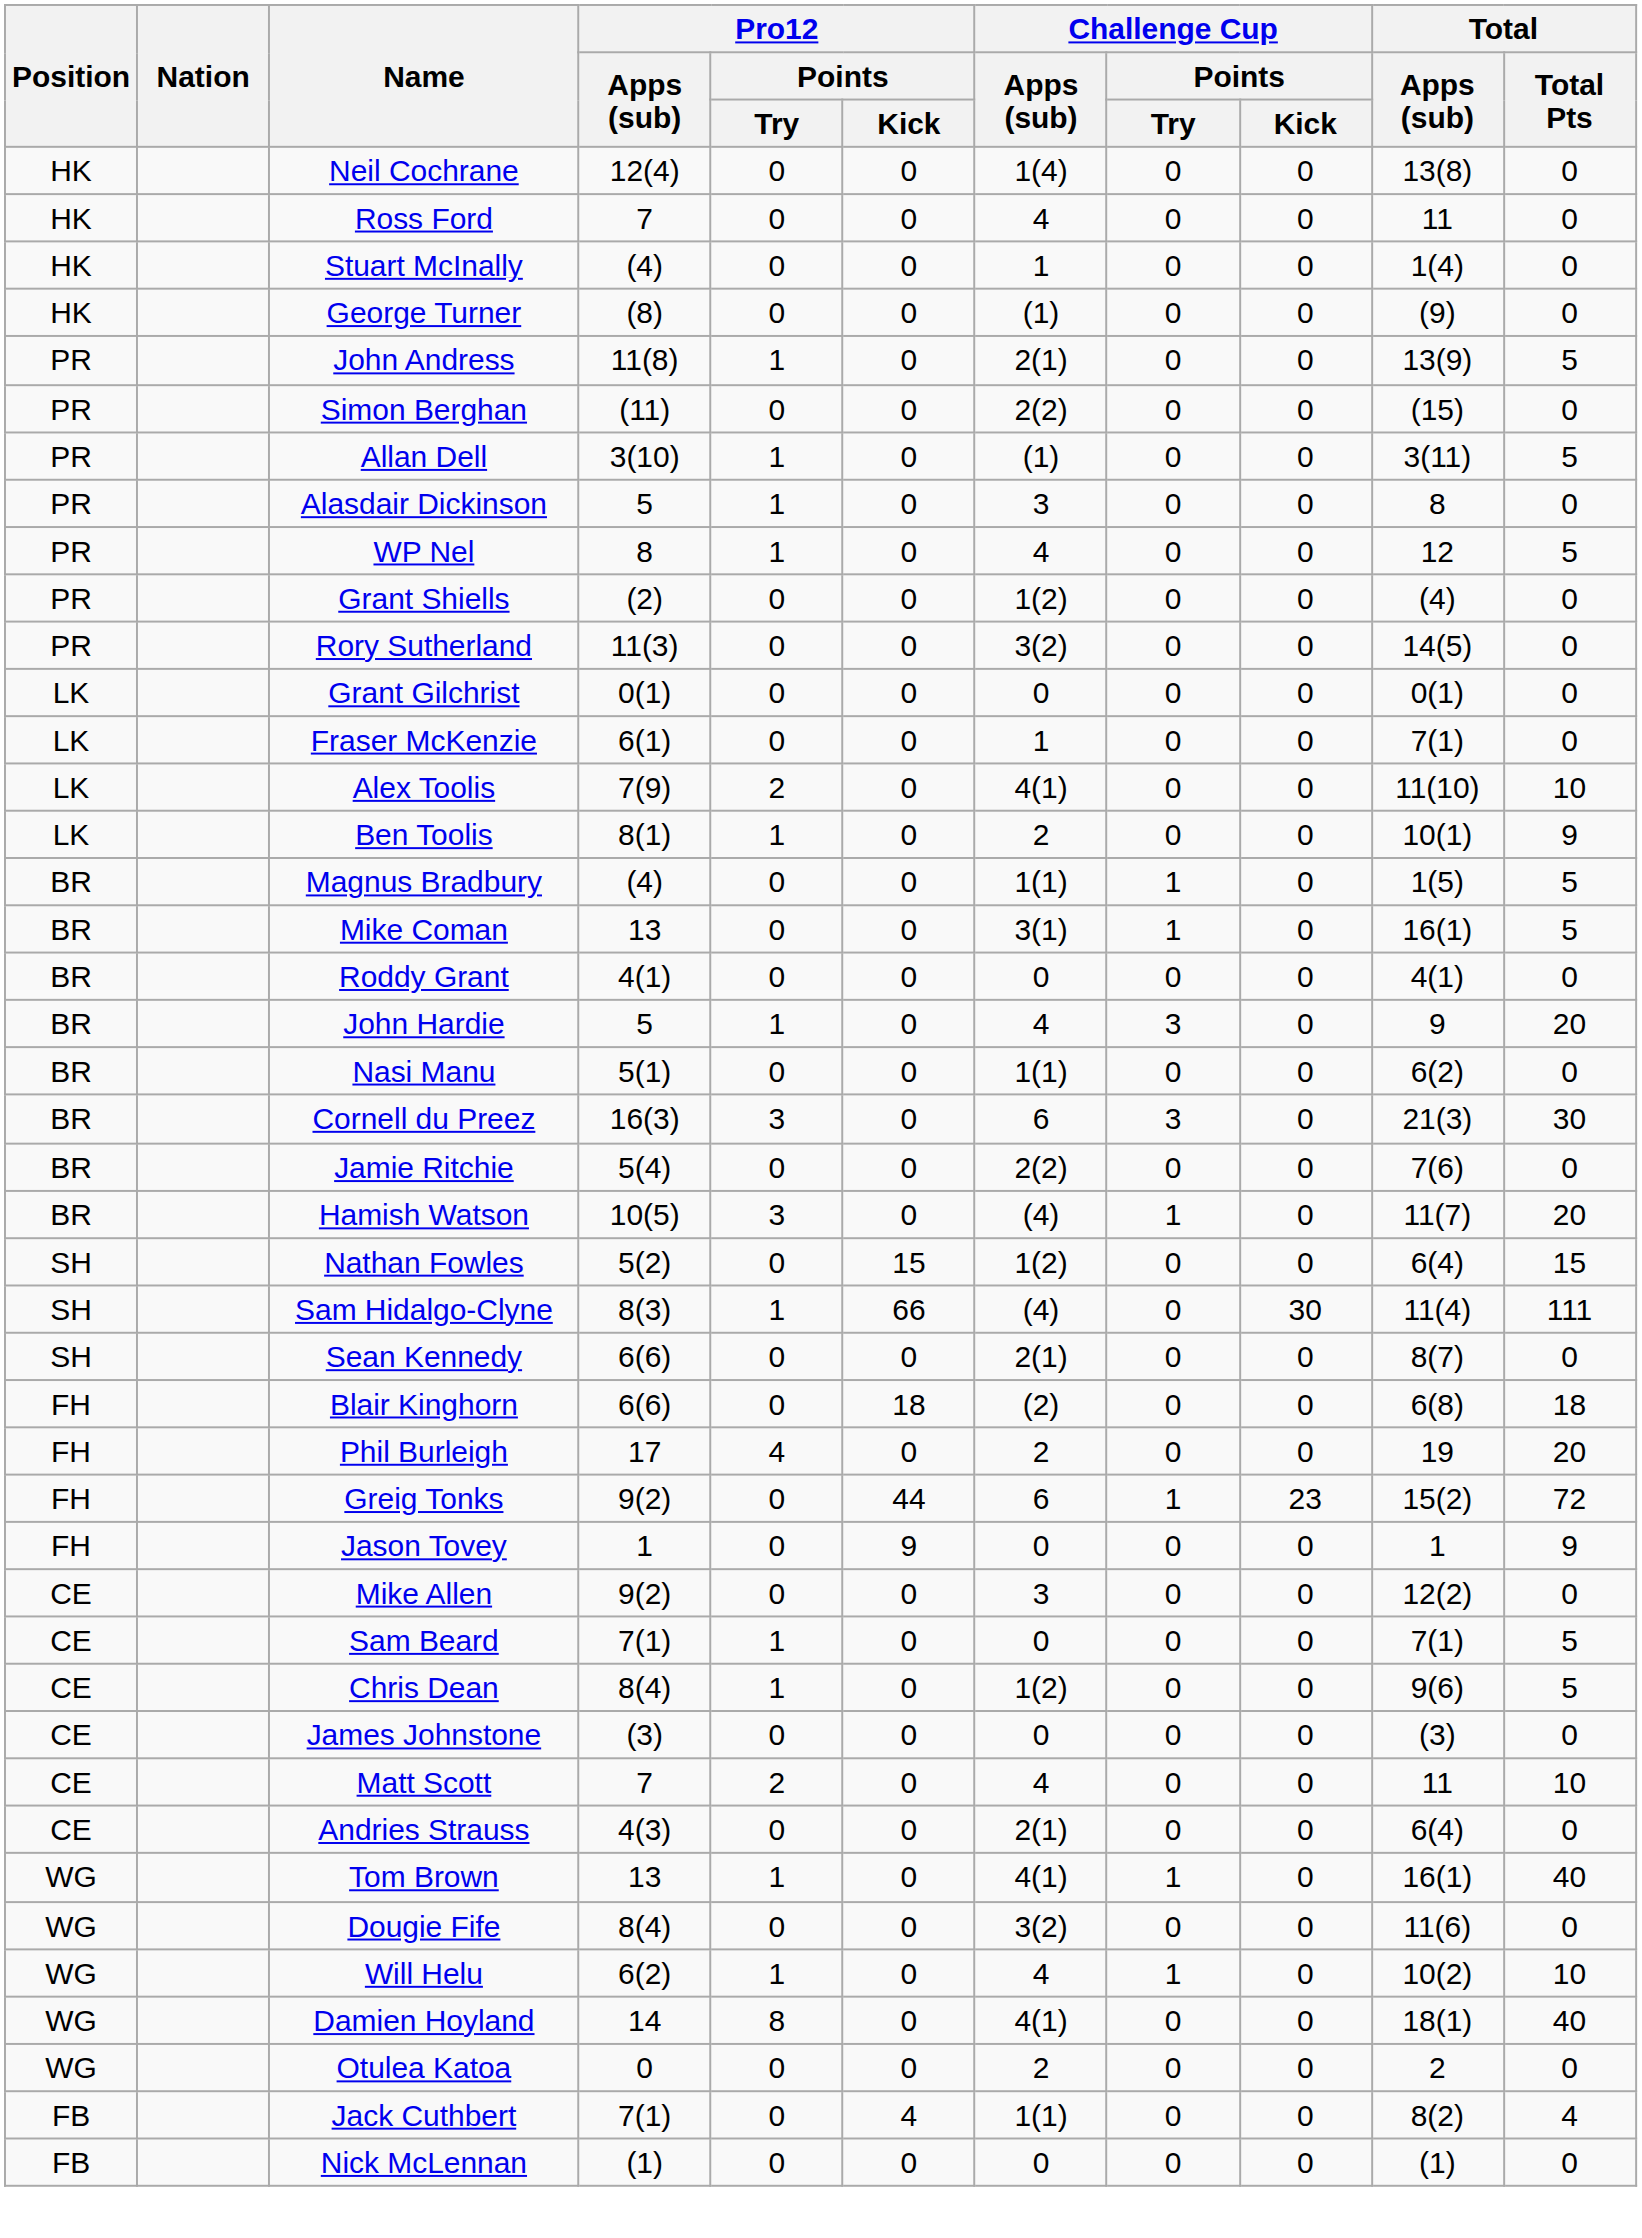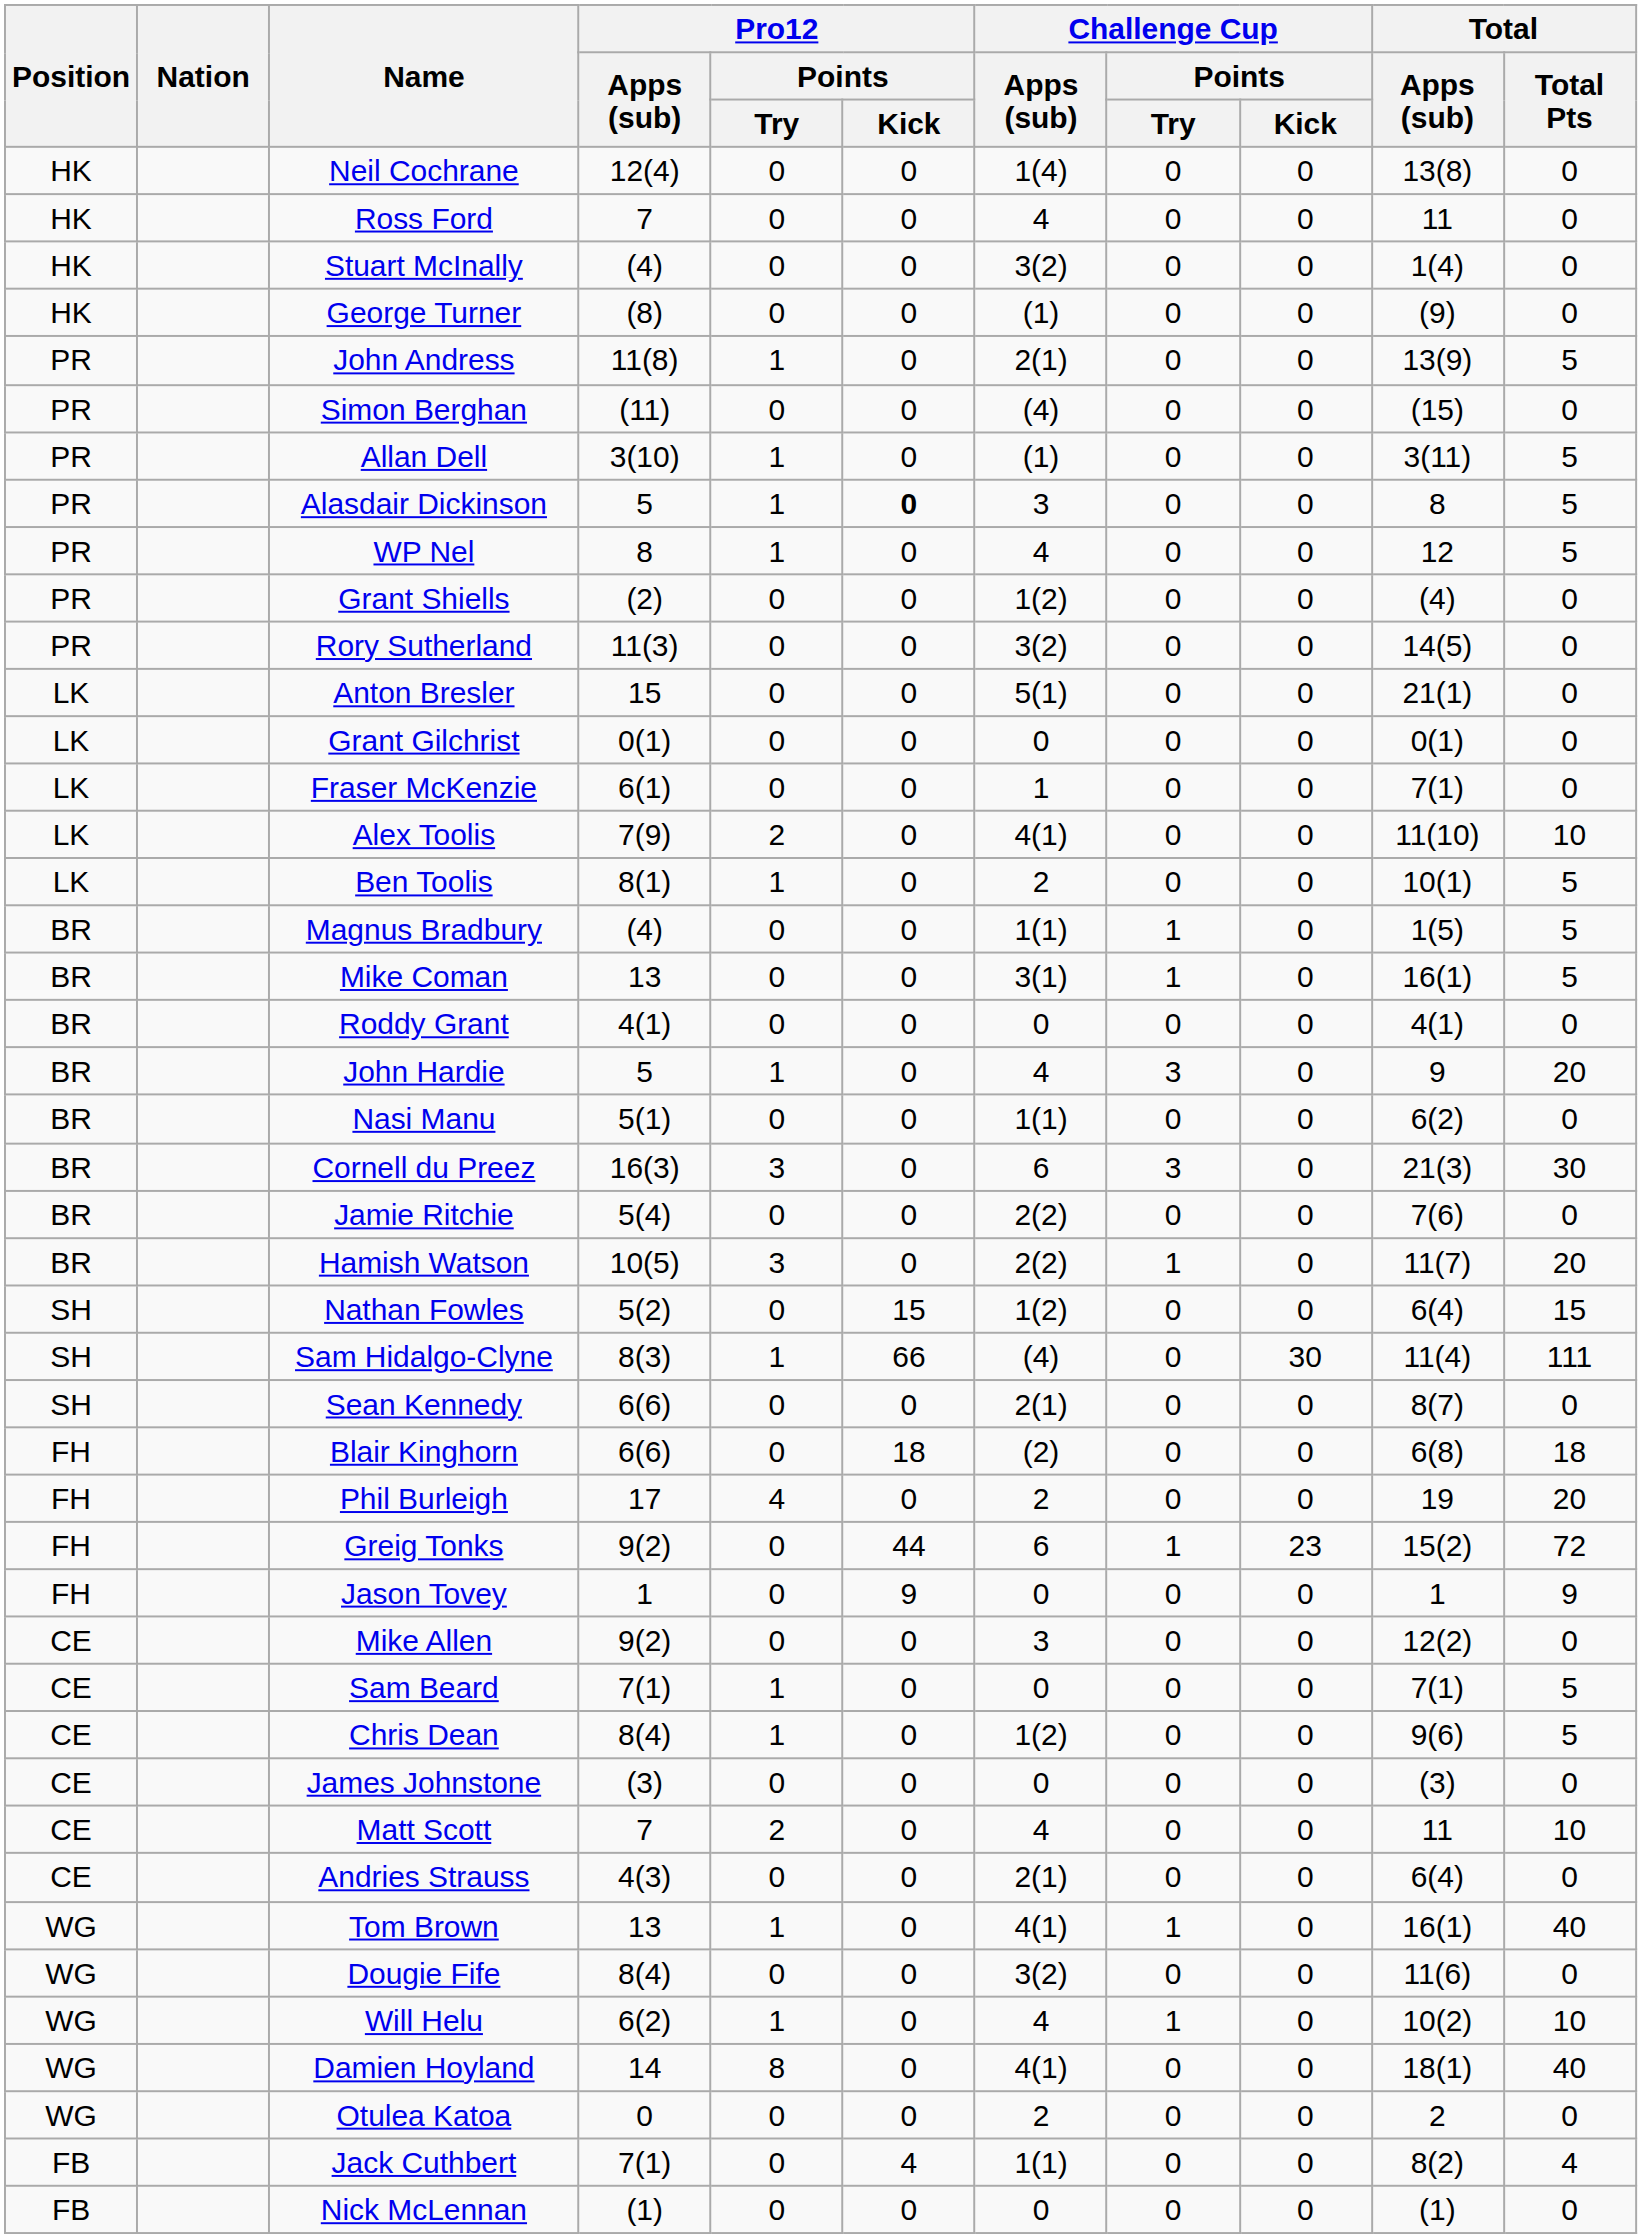(1041, 266) 1 -> (1041, 266) 3(2)
(1041, 408) 2(2) -> (1041, 408) (4)
(909, 503) normal -> (909, 503) bold
(1569, 503) 0 -> (1569, 503) 5
+ row: (424, 693)
(1569, 835) 9 -> (1569, 882) 5
(1041, 1214) (4) -> (1041, 1261) 2(2)
